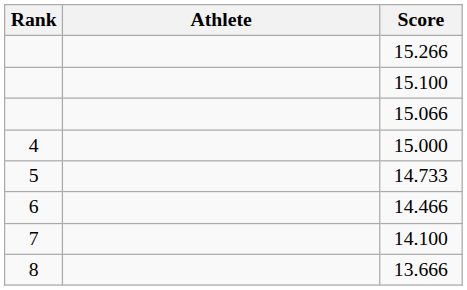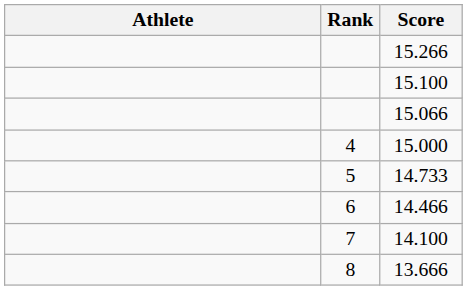columns swapped: (34, 20) <-> (221, 20)
